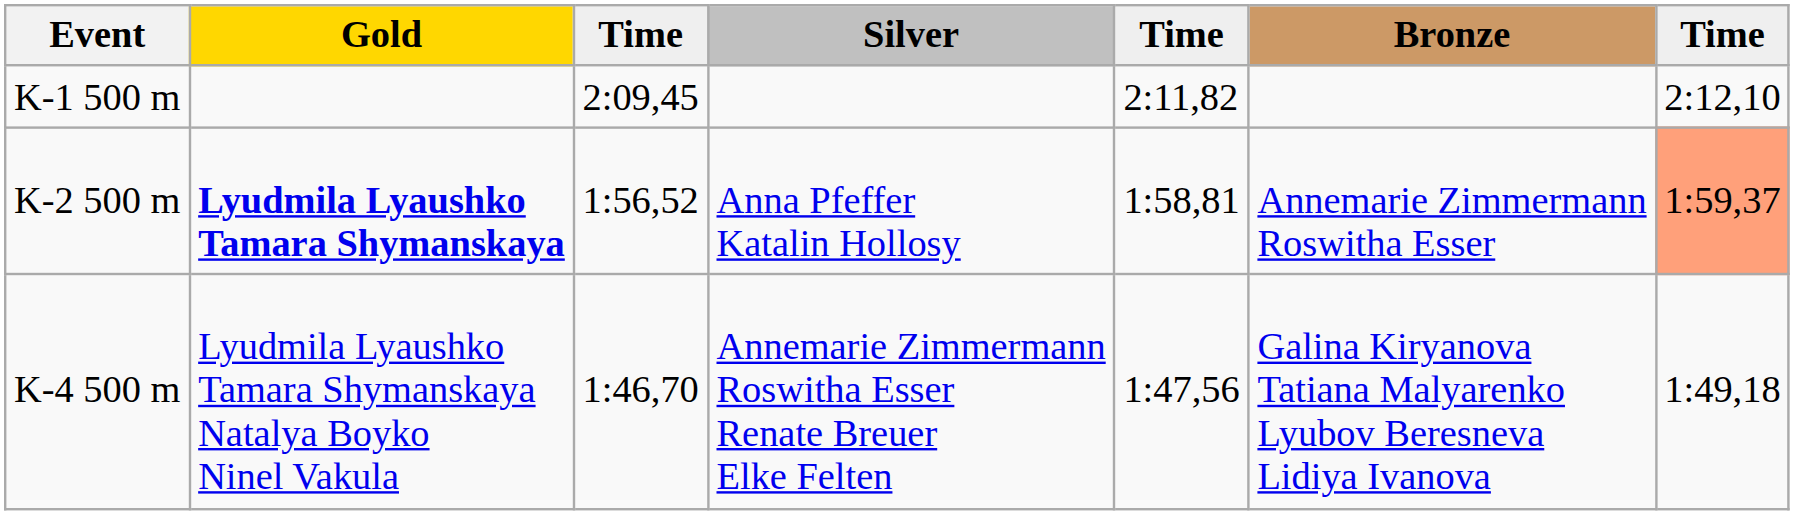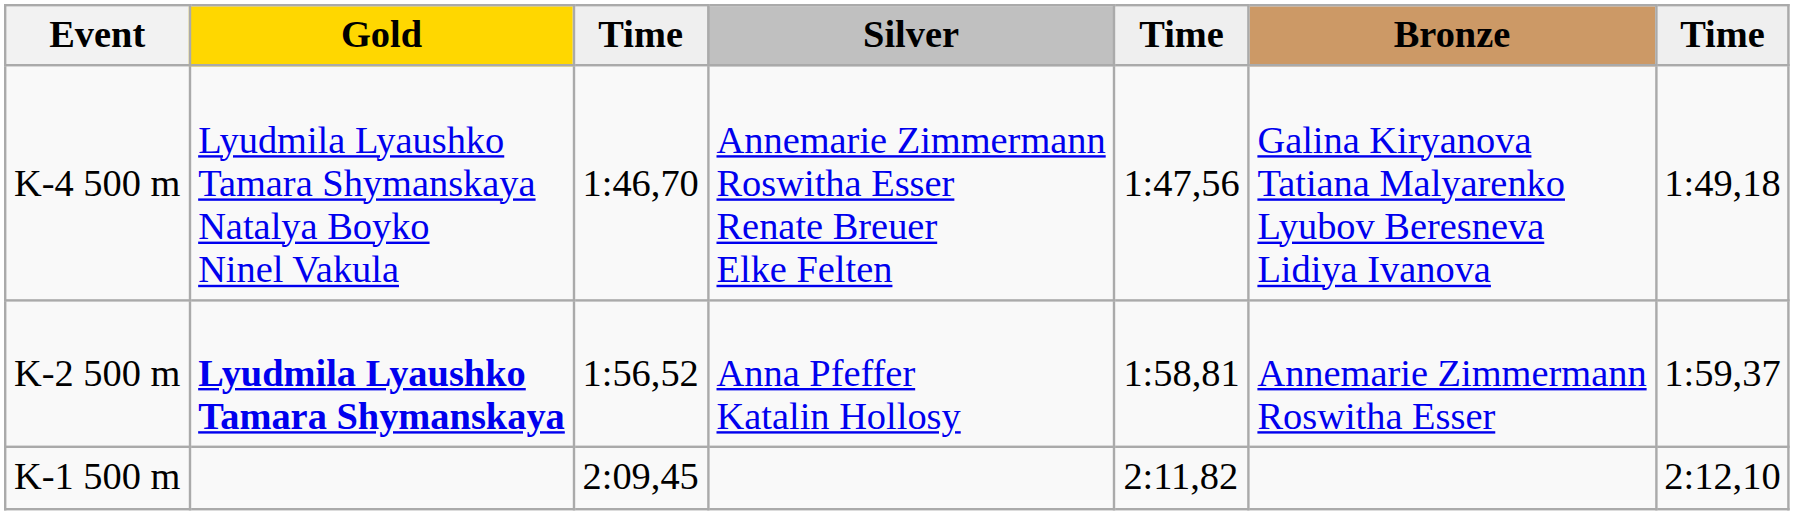rows swapped: (97, 95) <-> (97, 390)
(1722, 199) lightsalmon background -> (1722, 372) no background
